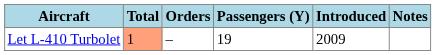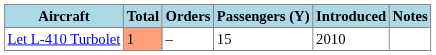(224, 38) 19 -> (224, 38) 15
(331, 38) 2009 -> (331, 38) 2010
